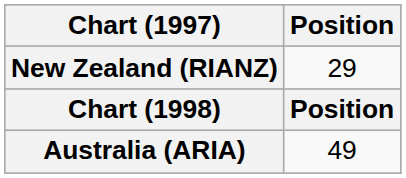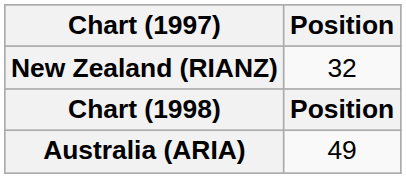(342, 67) 29 -> (342, 67) 32
